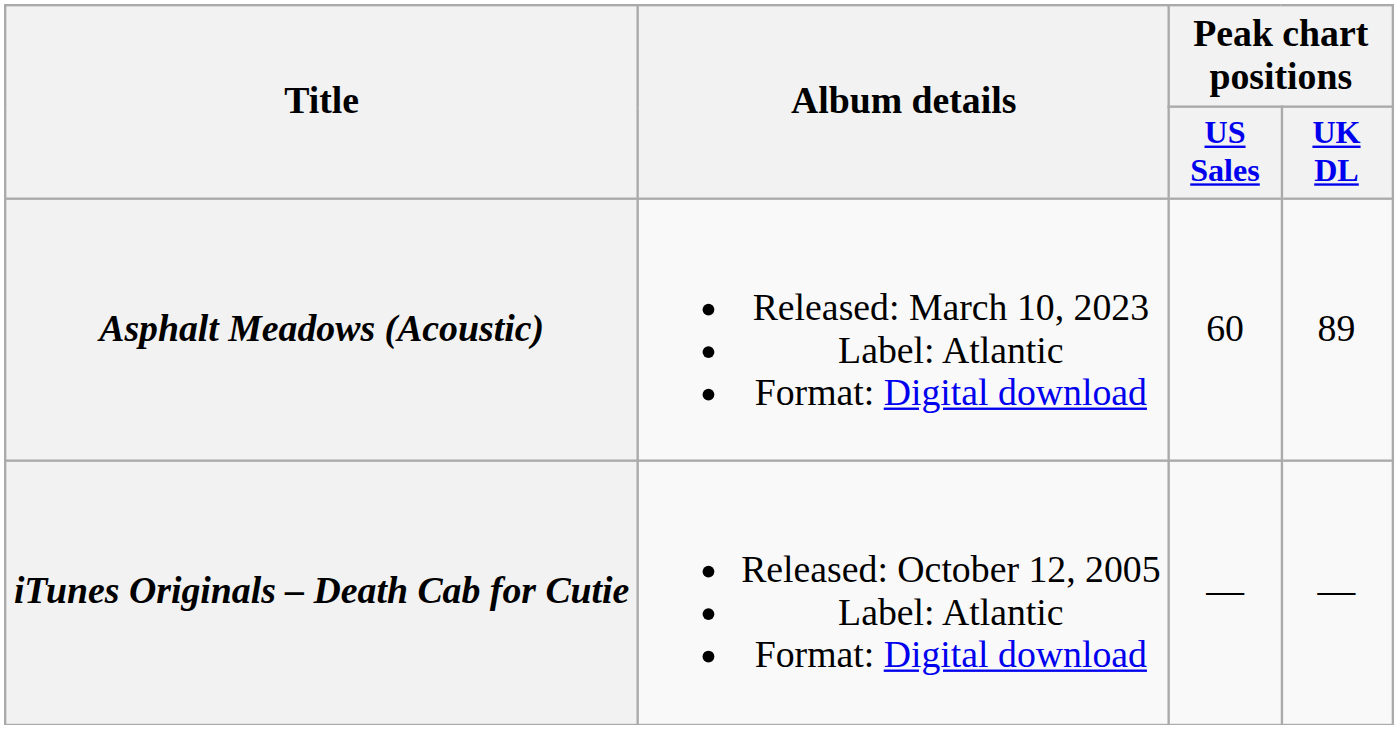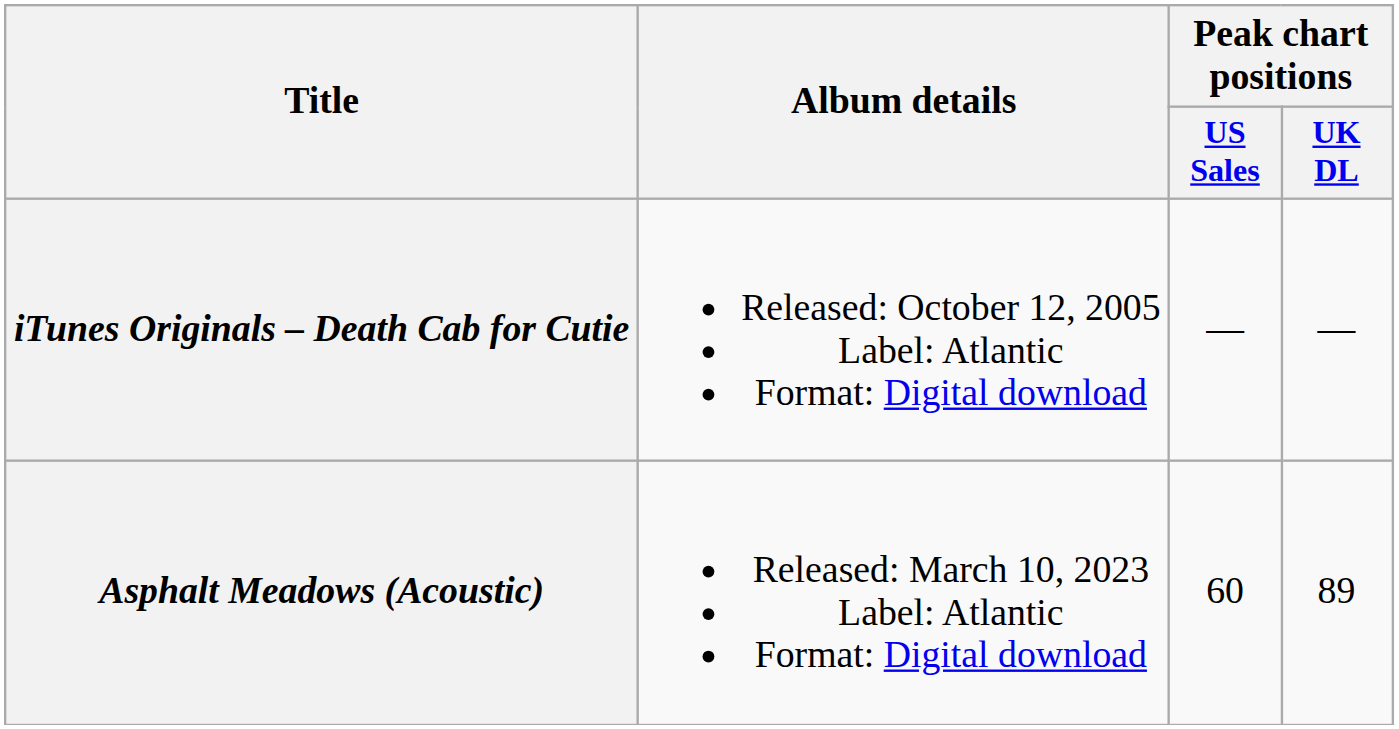rows swapped: (322, 591) <-> (322, 328)
